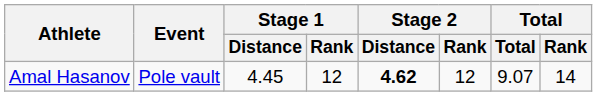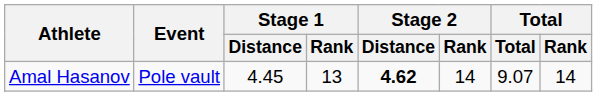(332, 77) 12 -> (332, 77) 13
(465, 77) 12 -> (465, 77) 14
